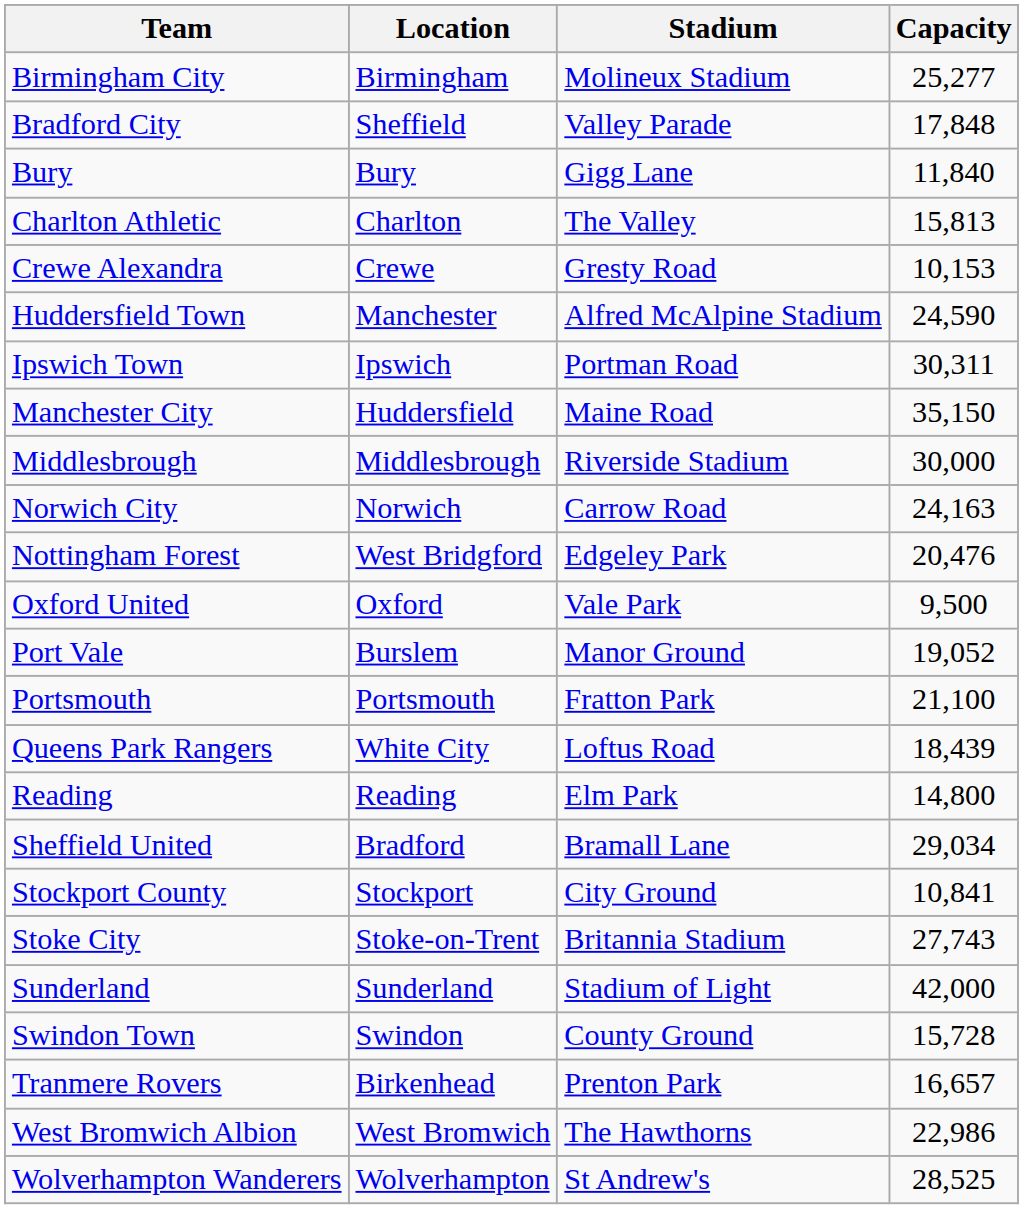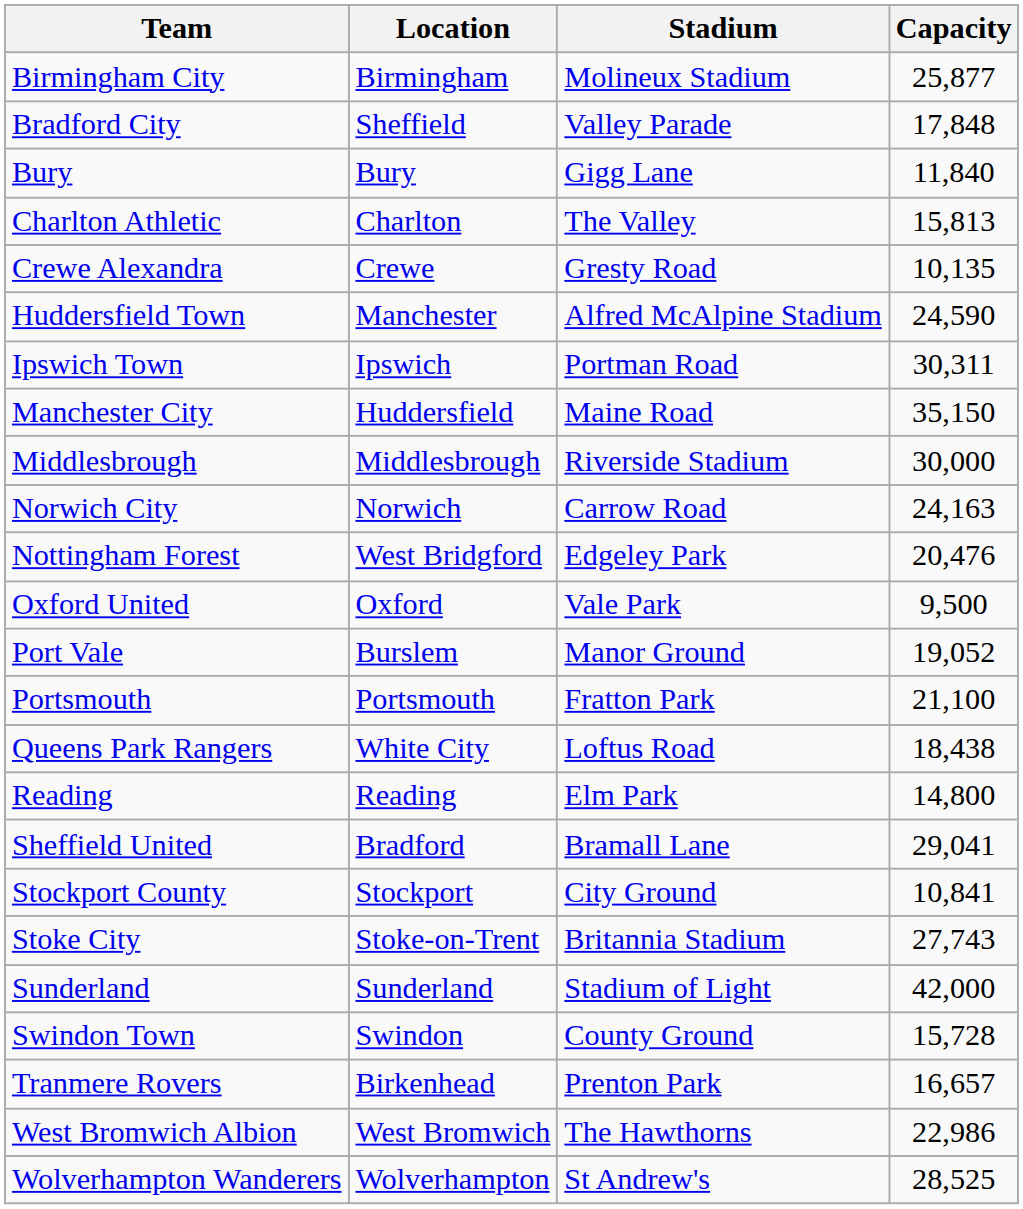(954, 76) 25,277 -> (954, 76) 25,877
(954, 268) 10,153 -> (954, 268) 10,135
(954, 747) 18,439 -> (954, 747) 18,438
(954, 843) 29,034 -> (954, 843) 29,041
